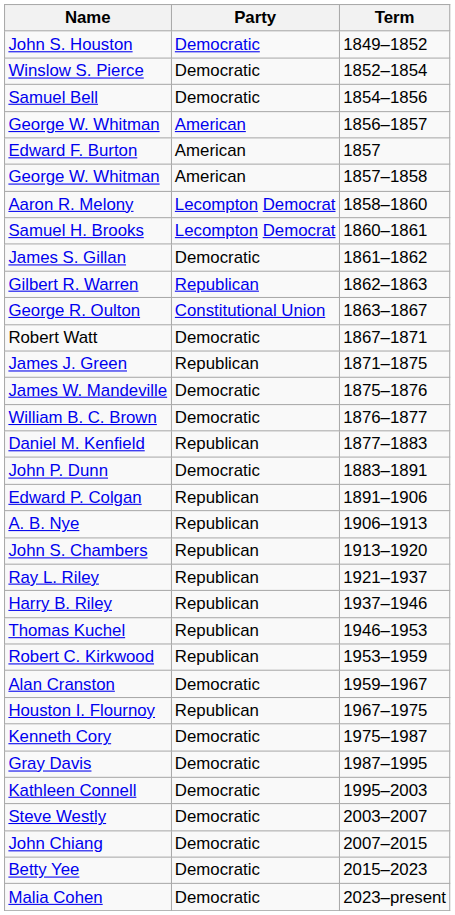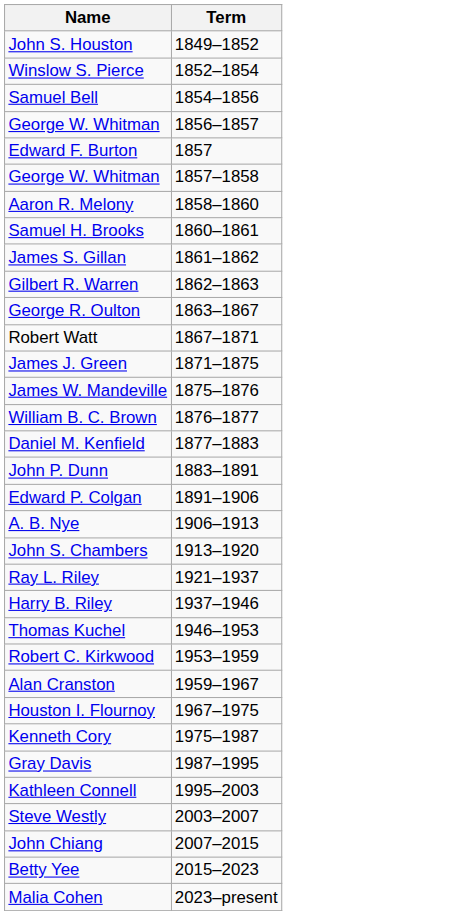- column: (255, 17)
